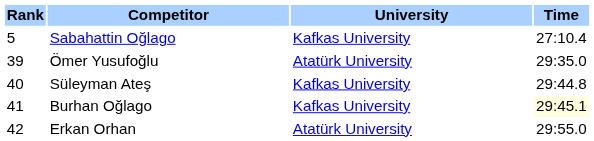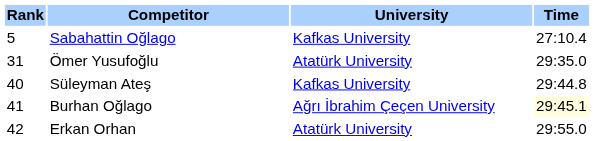(15, 60) 39 -> (15, 60) 31
(352, 106) Kafkas University -> (394, 106) Ağrı İbrahim Çeçen University
